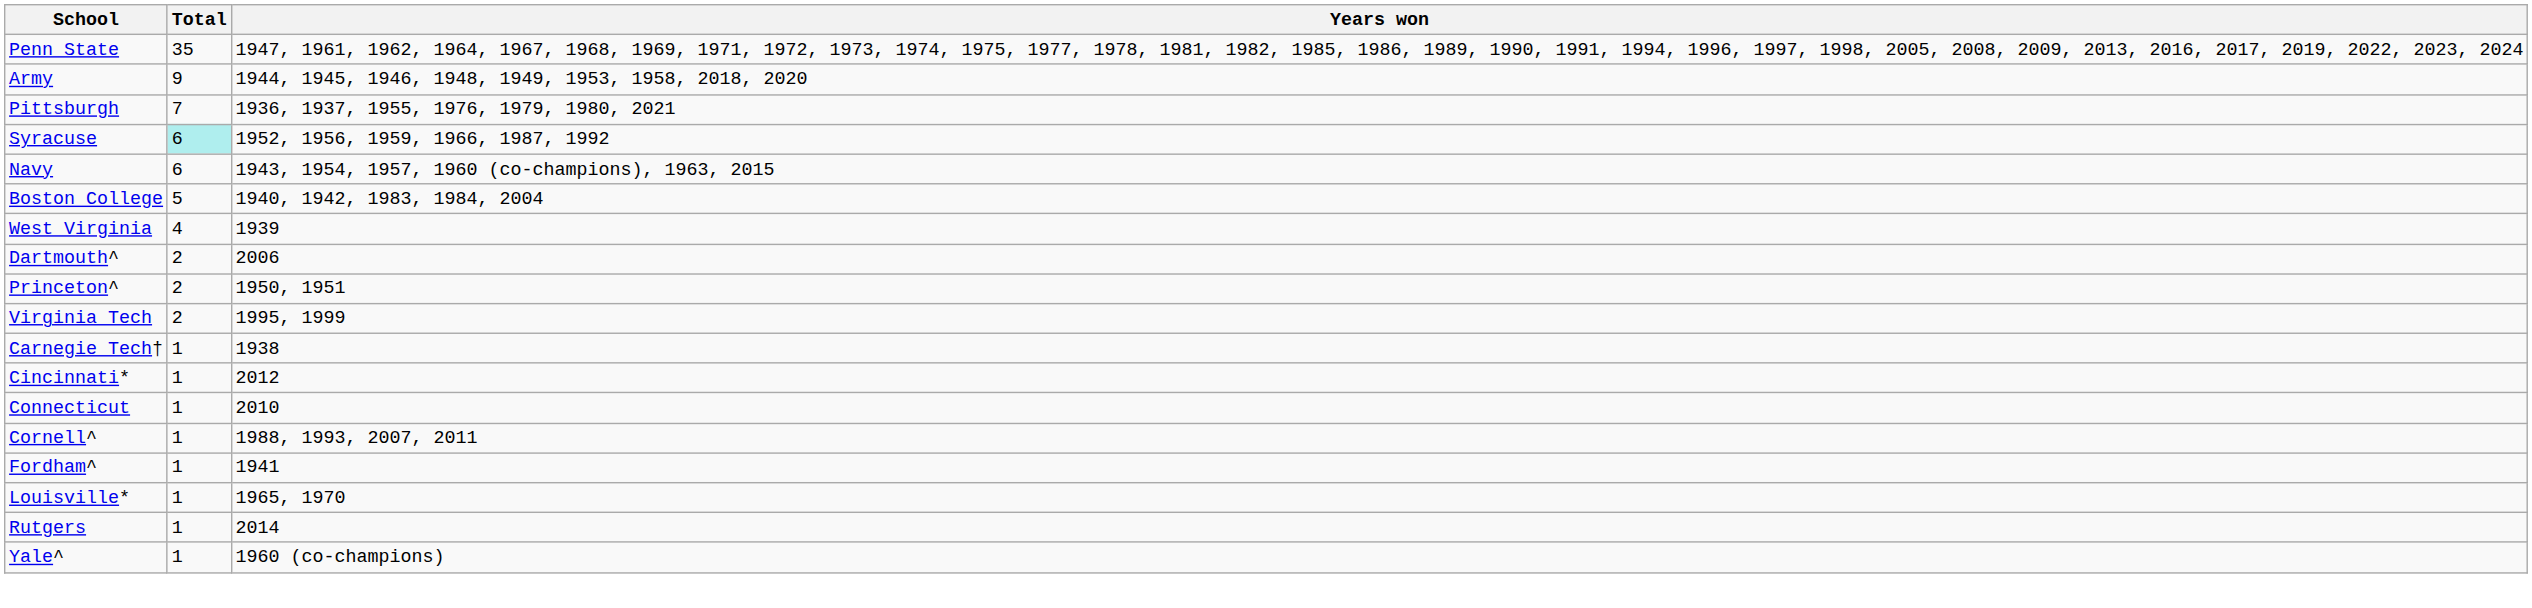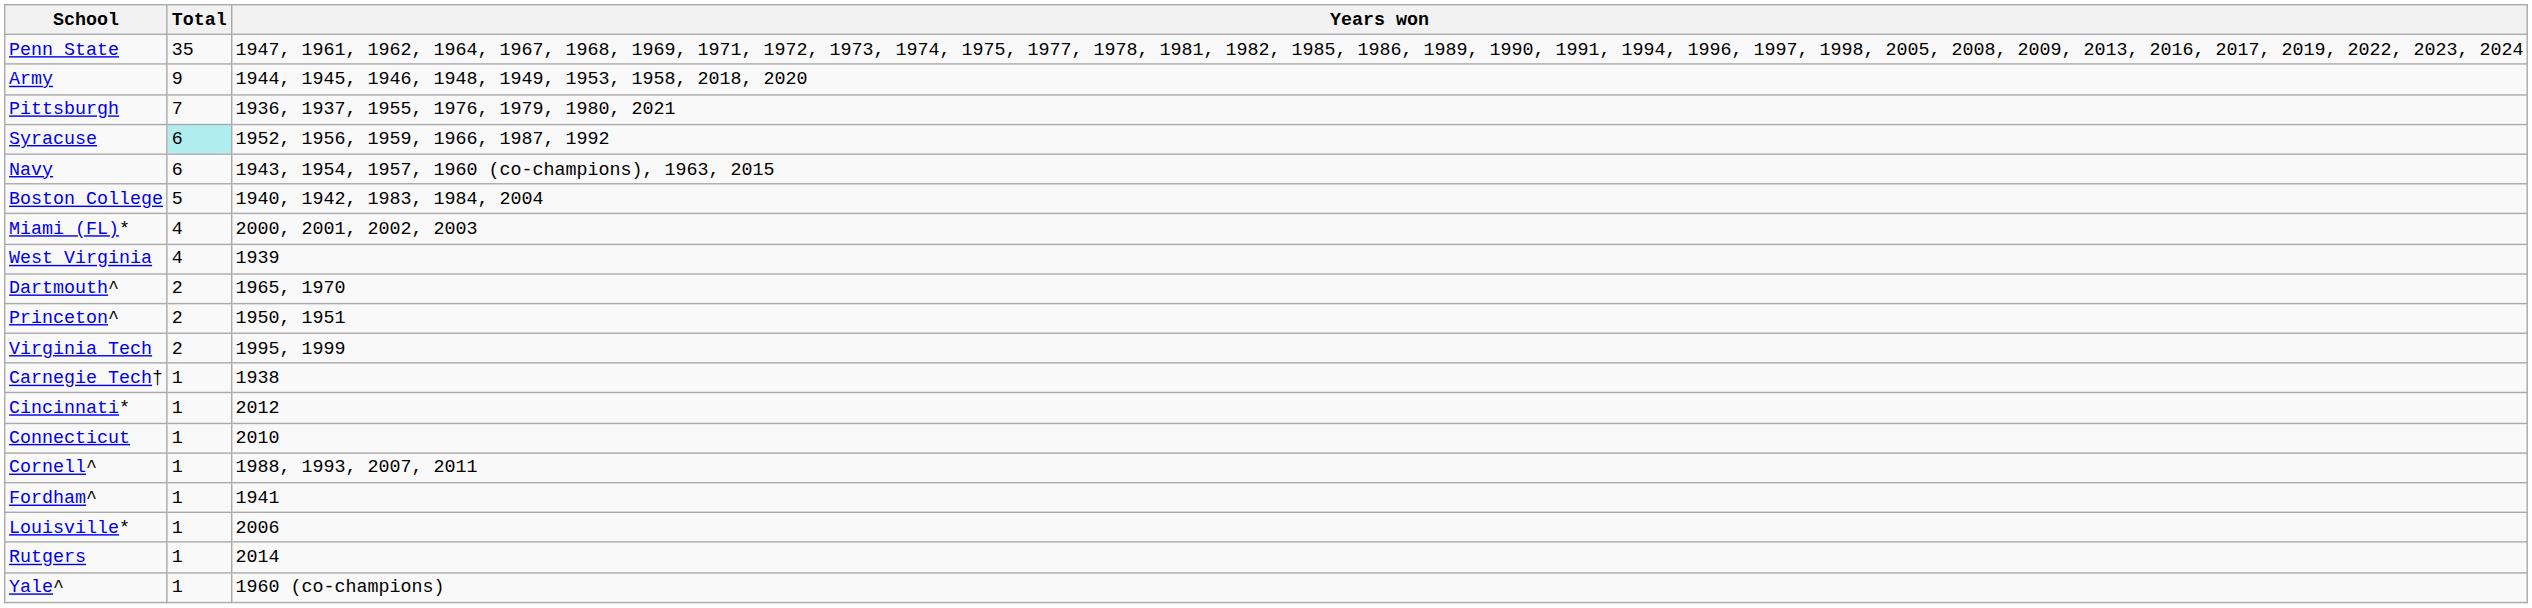+ row: (70, 229)
(258, 259) 2006 -> (291, 289) 1965, 1970
(291, 498) 1965, 1970 -> (258, 528) 2006
